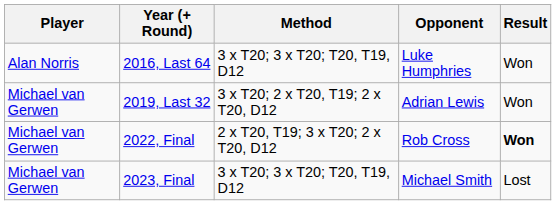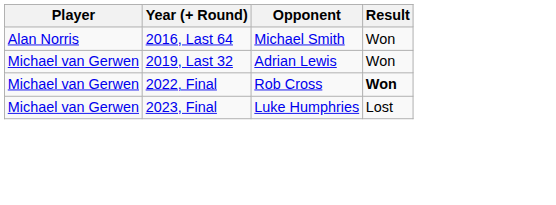- column: (306, 24)
(437, 63) Luke Humphries -> (300, 38) Michael Smith
(447, 180) Michael Smith -> (307, 107) Luke Humphries
